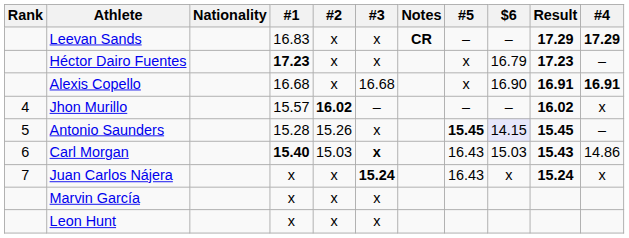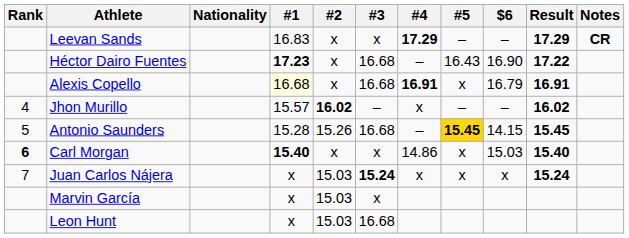columns swapped: (602, 15) <-> (421, 15)
(377, 61) x -> (377, 61) 16.68
(466, 61) x -> (462, 61) 16.43
(509, 61) 16.79 -> (505, 61) 16.90
(555, 61) 17.23 -> (551, 61) 17.22
(291, 84) no background -> (291, 84) lightyellow background
(509, 84) 16.90 -> (505, 84) 16.79
(377, 130) x -> (377, 130) 16.68
(466, 130) no background -> (462, 130) gold background
(509, 130) lavender background -> (505, 130) no background
(25, 152) normal -> (25, 152) bold
(334, 152) 15.03 -> (334, 152) x
(377, 152) bold -> (377, 152) normal
(466, 152) 16.43 -> (462, 152) x
(555, 152) 15.43 -> (551, 152) 15.40
(334, 175) x -> (334, 175) 15.03
(466, 175) 16.43 -> (462, 175) x
(334, 198) x -> (334, 198) 15.03
(334, 221) x -> (334, 221) 15.03
(377, 221) x -> (377, 221) 16.68
